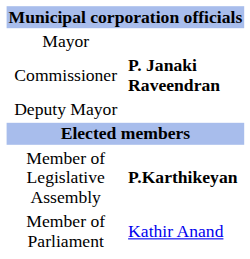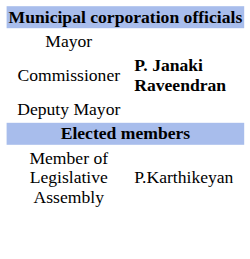(183, 177) bold -> (184, 177) normal
- row: (66, 231)
